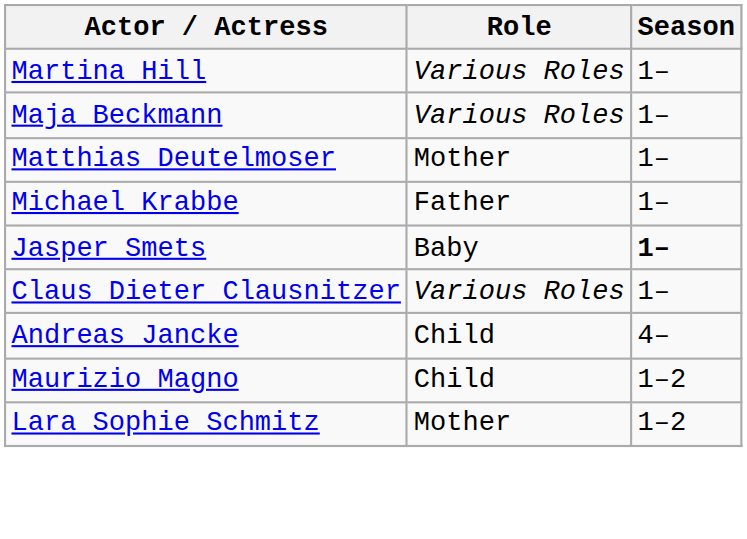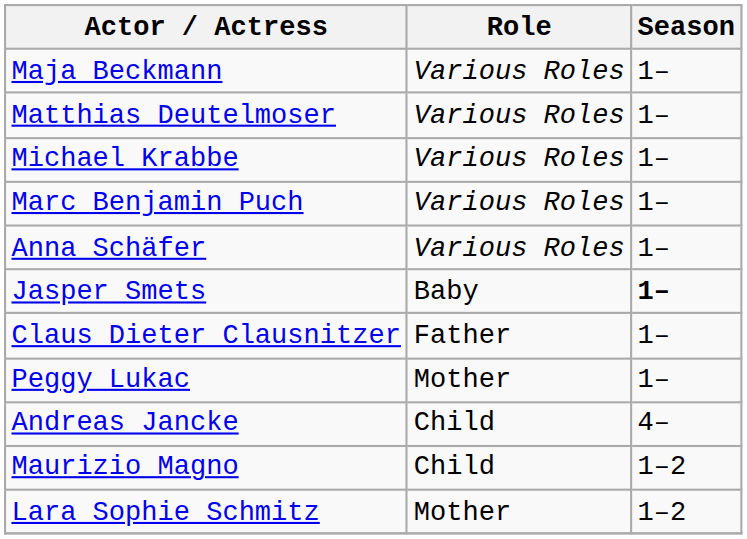- row: (109, 71)
(462, 159) Mother -> (519, 115) Various Roles
(462, 203) Father -> (519, 159) Various Roles
+ row: (158, 203)
+ row: (109, 247)
(519, 291) Various Roles -> (462, 336) Father
+ row: (101, 380)
